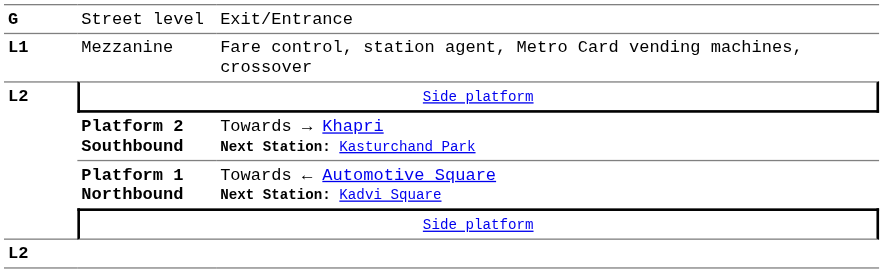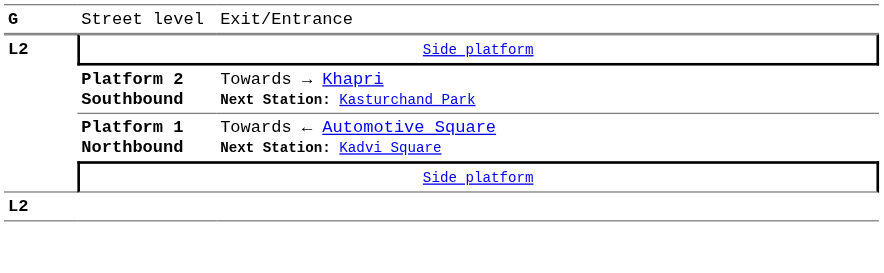- row: (127, 48)
